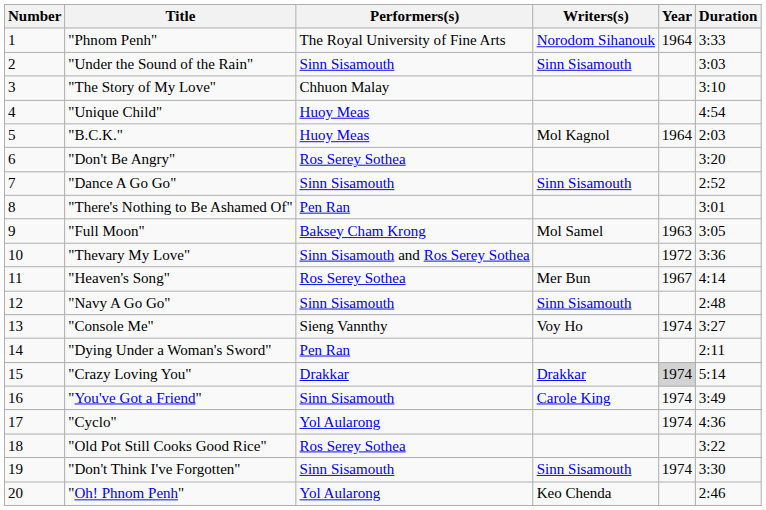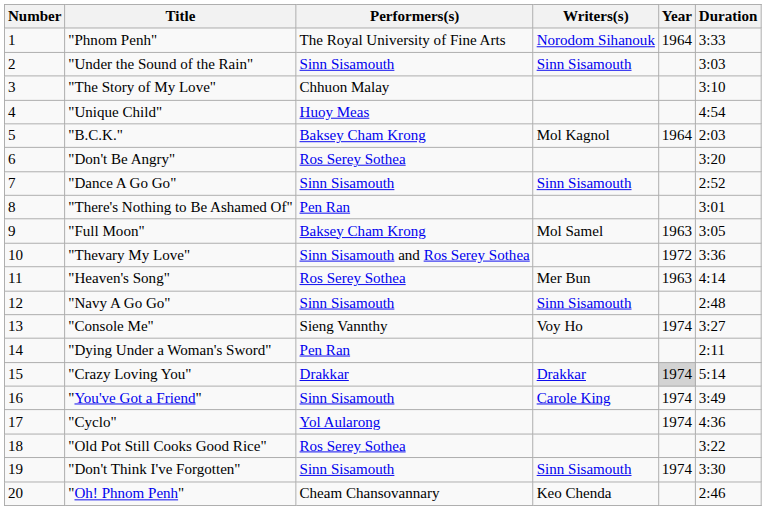(334, 135) Huoy Meas -> (363, 135) Baksey Cham Krong
(677, 278) 1967 -> (677, 278) 1963
(340, 493) Yol Aularong -> (370, 493) Cheam Chansovannary
